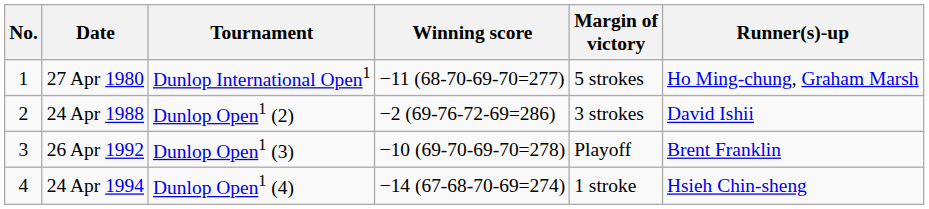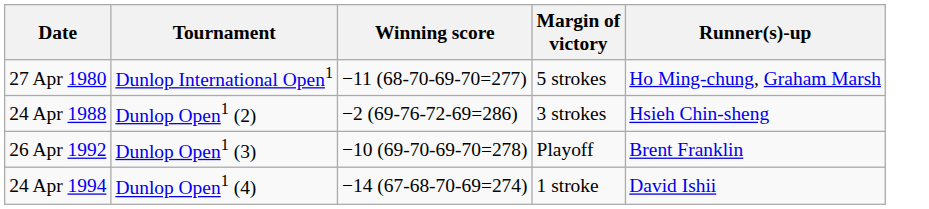- column: (23, 32)
(710, 113) David Ishii -> (699, 113) Hsieh Chin-sheng
(737, 185) Hsieh Chin-sheng -> (673, 185) David Ishii
